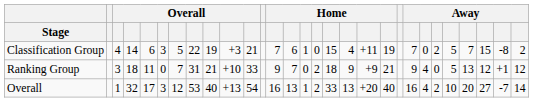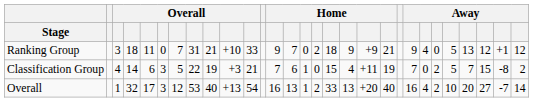rows swapped: (43, 69) <-> (56, 50)
